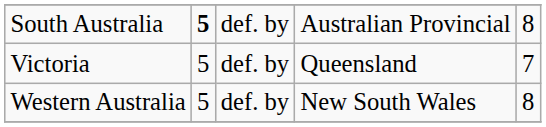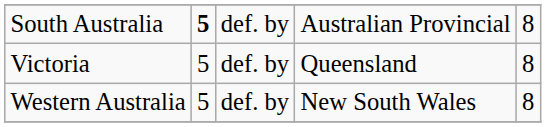(528, 63) 7 -> (528, 63) 8
